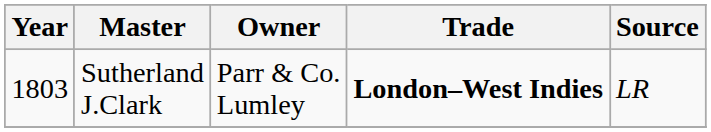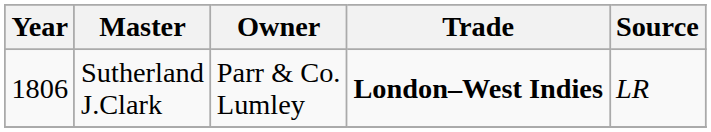(40, 87) 1803 -> (40, 87) 1806
